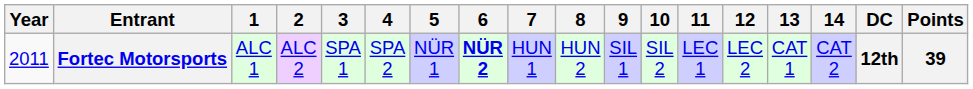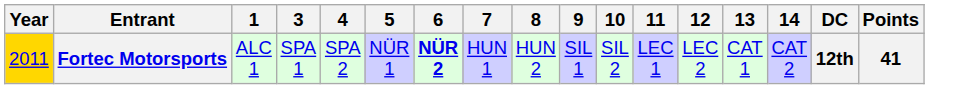- column: (299, 19)
(29, 58) no background -> (29, 58) gold background
(936, 58) 39 -> (891, 58) 41
